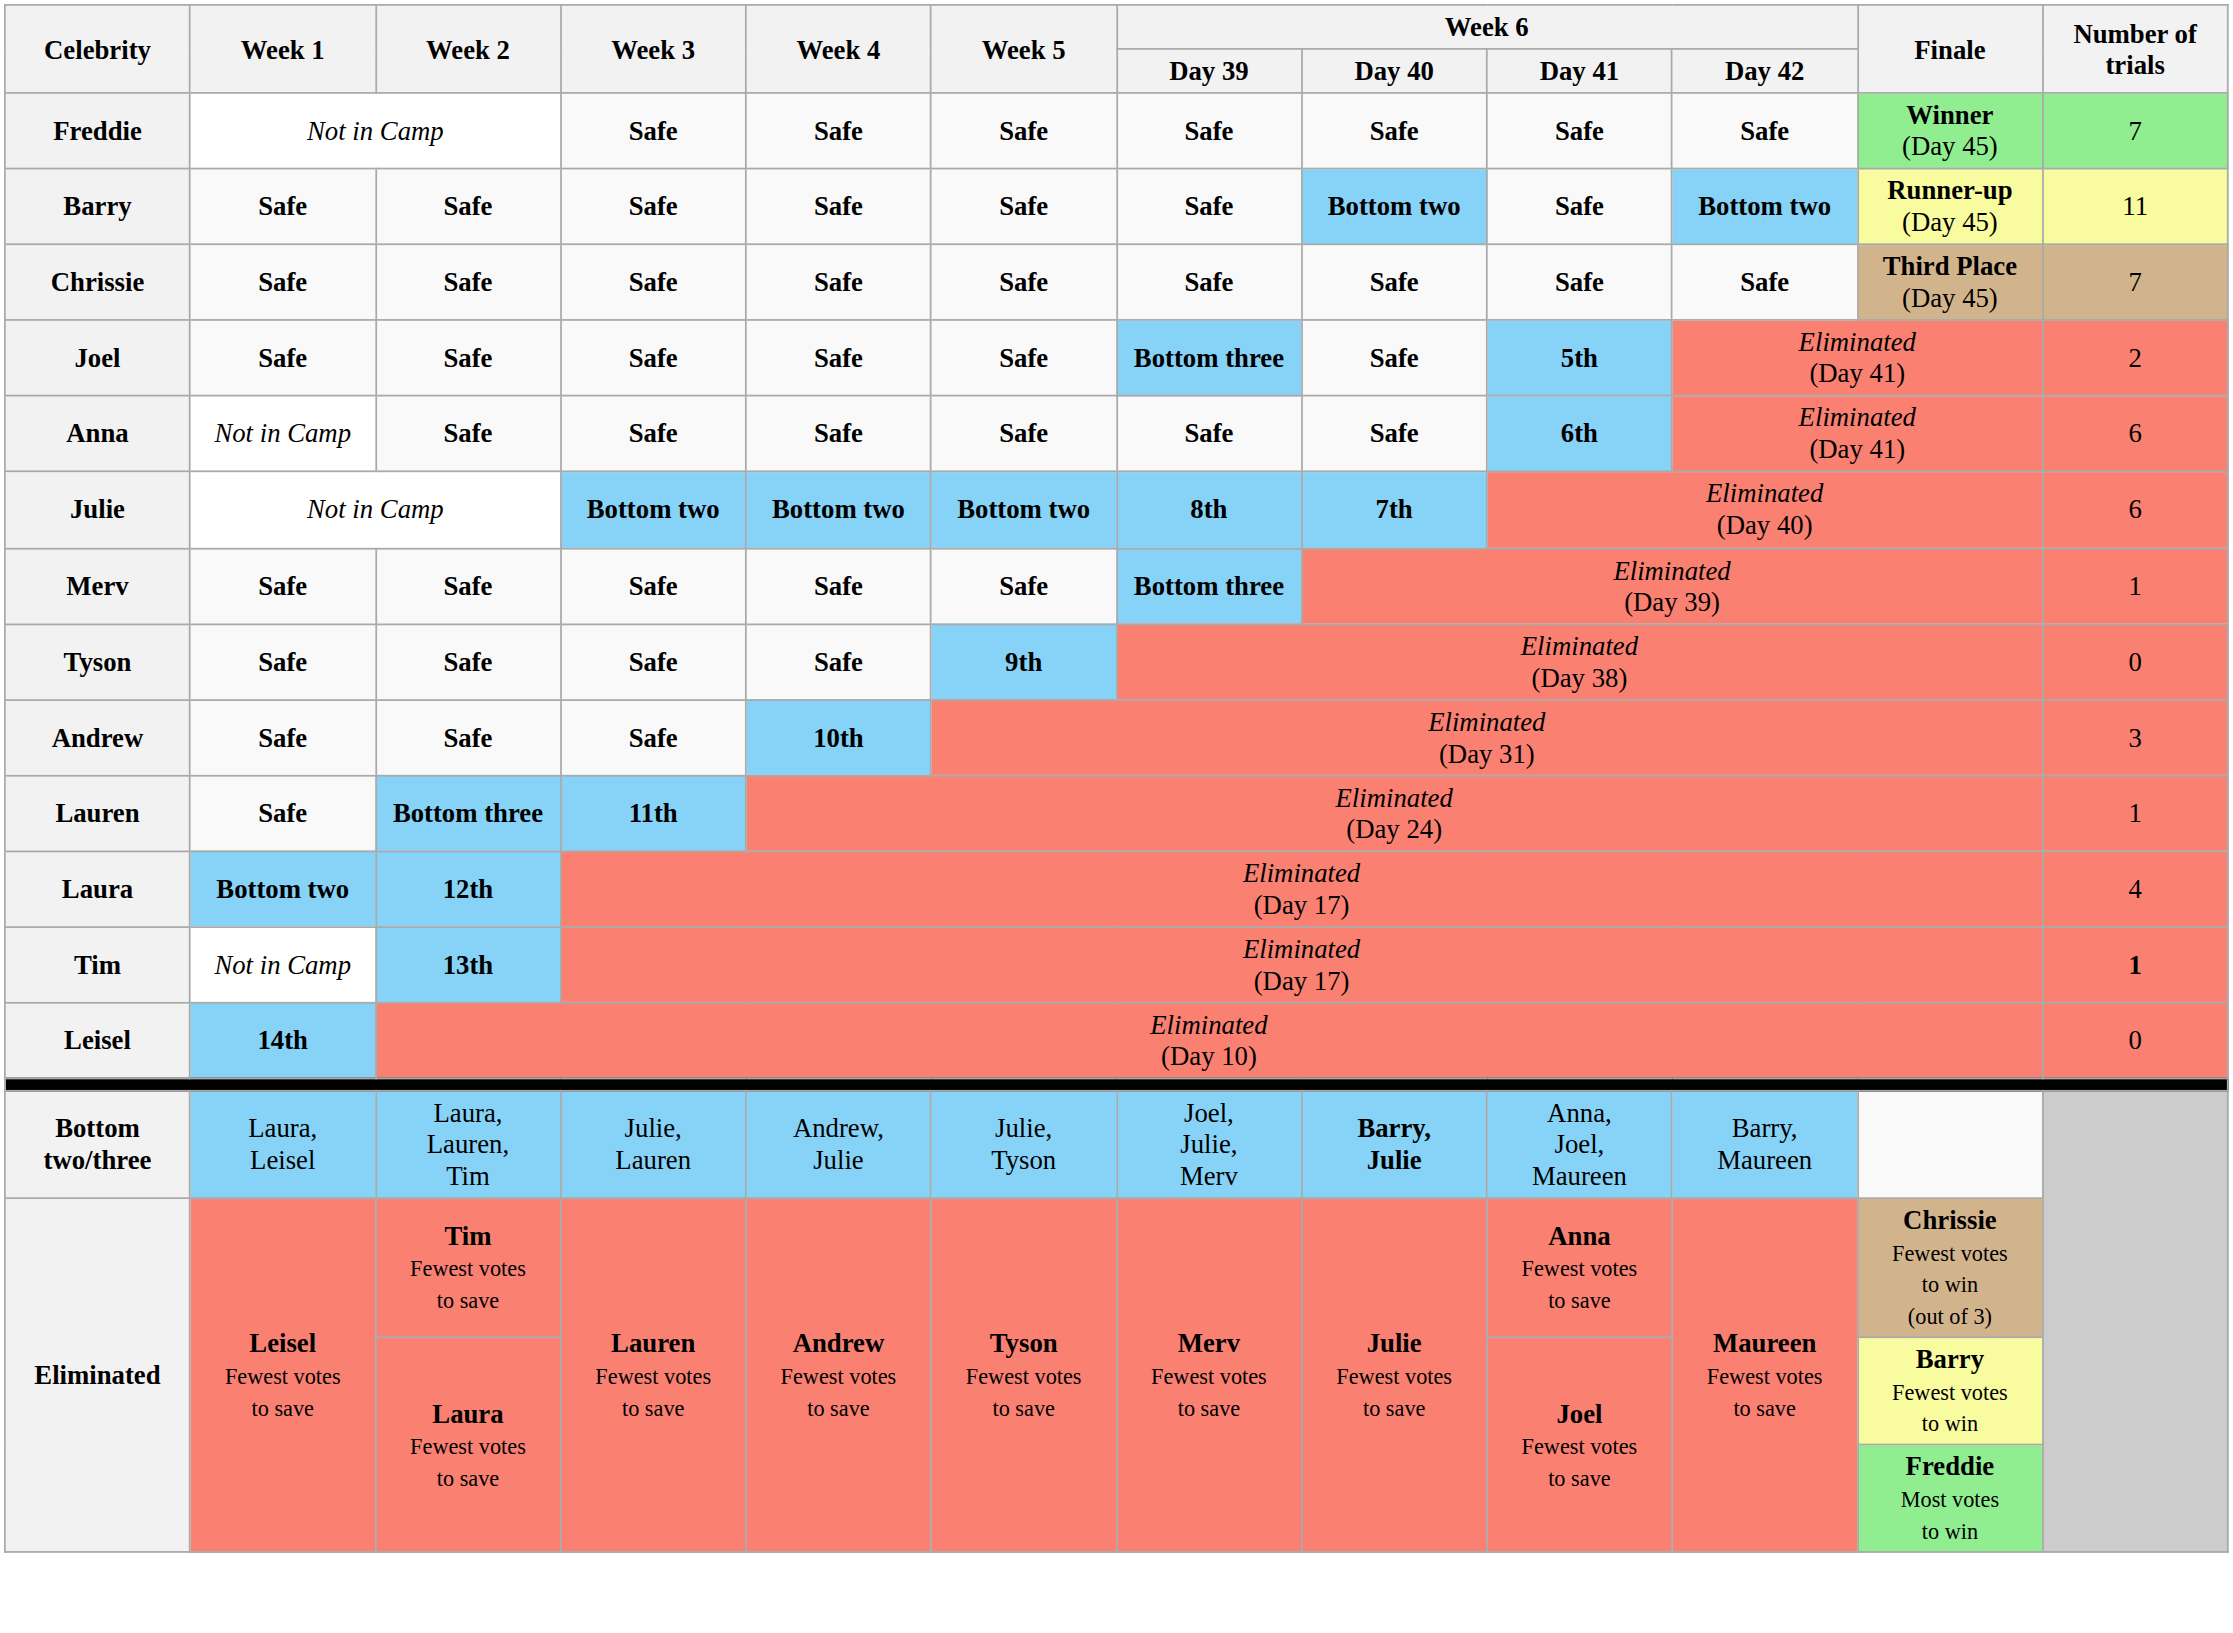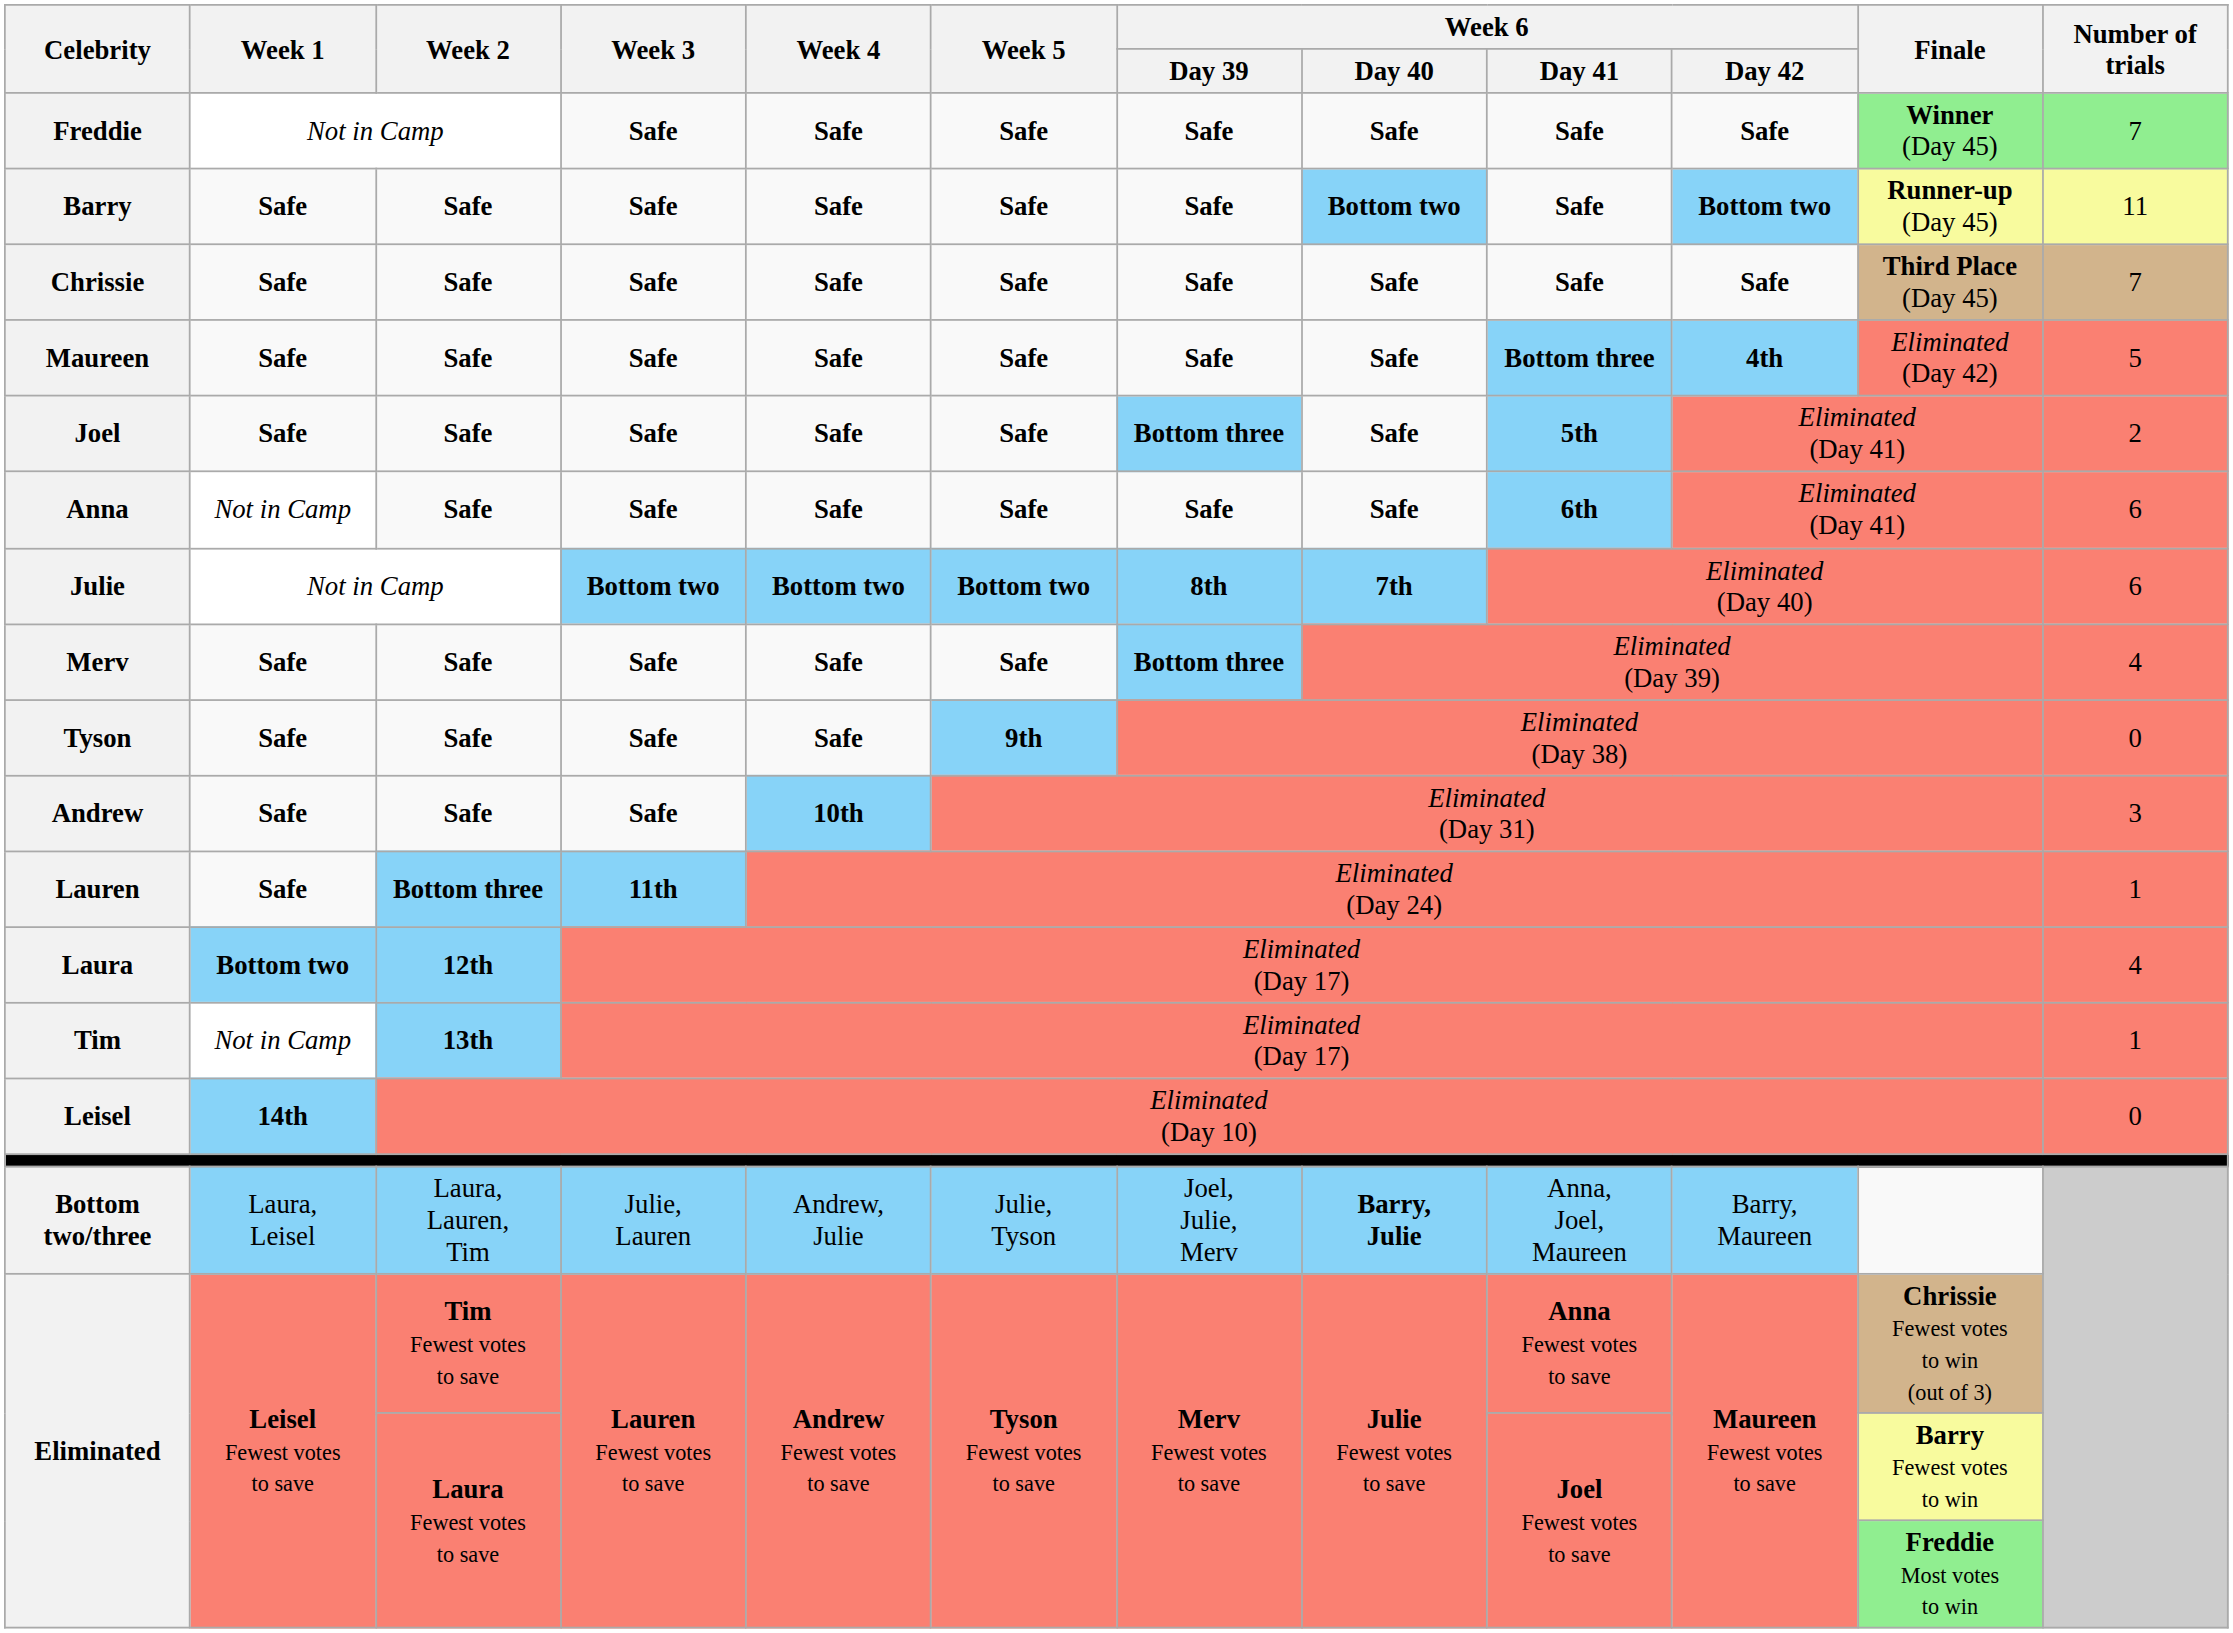+ row: (97, 358)
(2135, 585) 1 -> (2135, 661) 4
(2135, 964) bold -> (2135, 1040) normal
